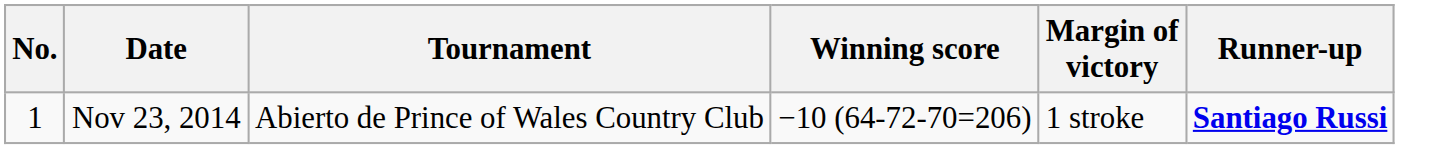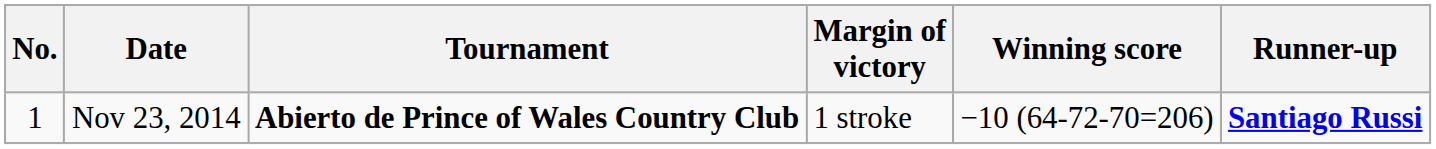columns swapped: (905, 48) <-> (1112, 48)
(509, 117) normal -> (527, 117) bold
